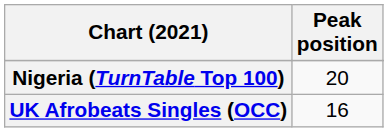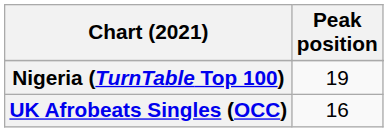(337, 77) 20 -> (337, 77) 19
